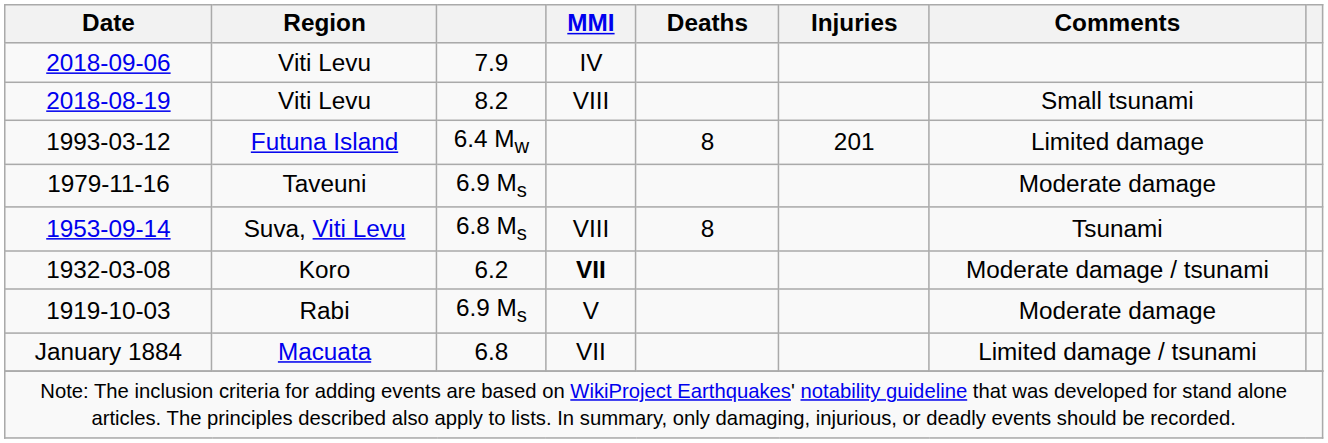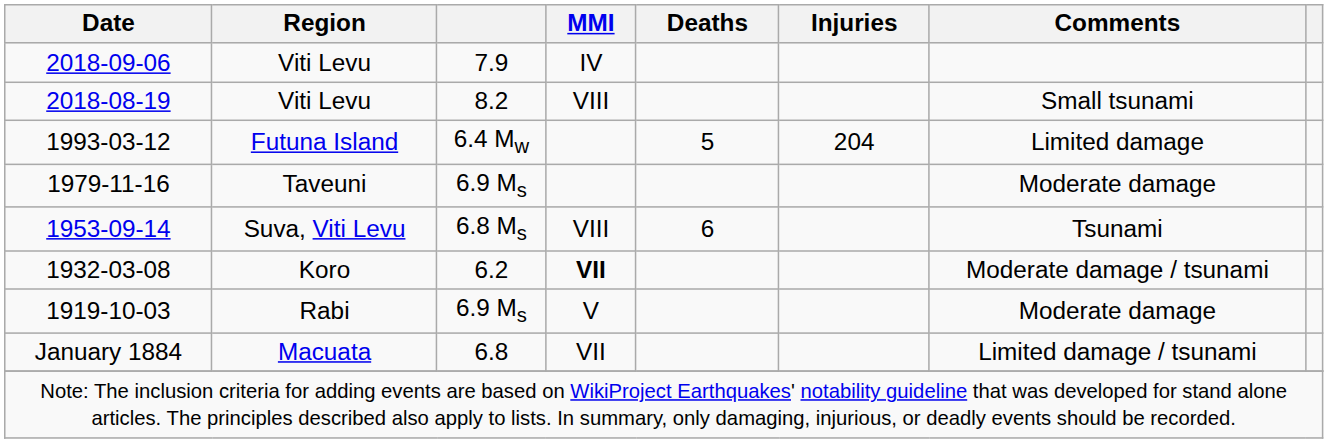(707, 141) 8 -> (707, 141) 5
(854, 141) 201 -> (854, 141) 204
(707, 228) 8 -> (707, 228) 6
